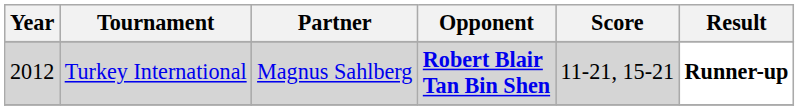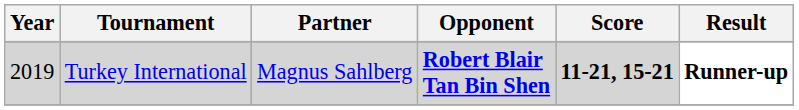(32, 72) 2012 -> (32, 72) 2019
(617, 72) normal -> (617, 72) bold
